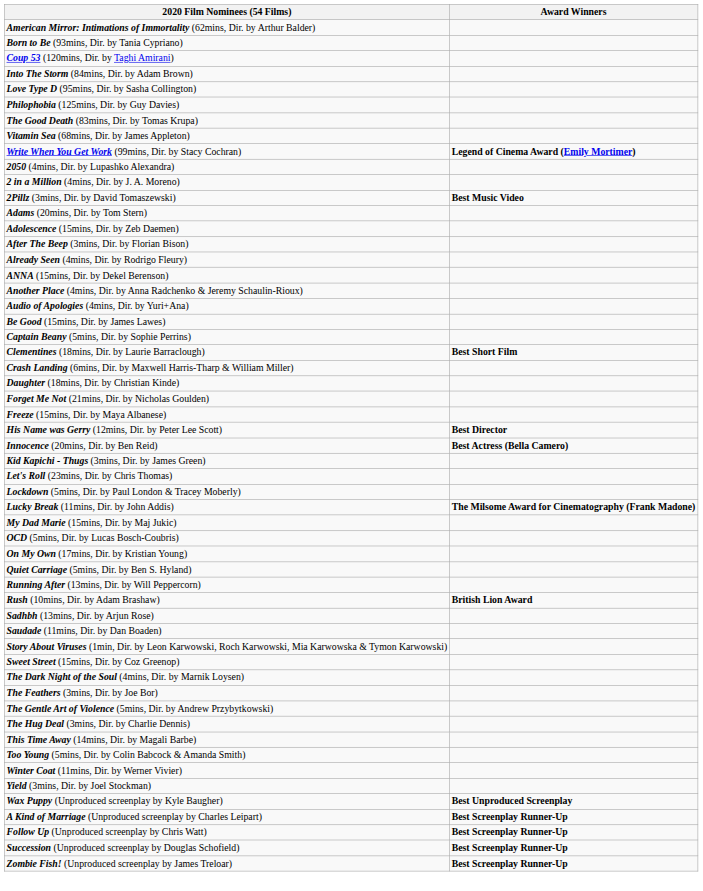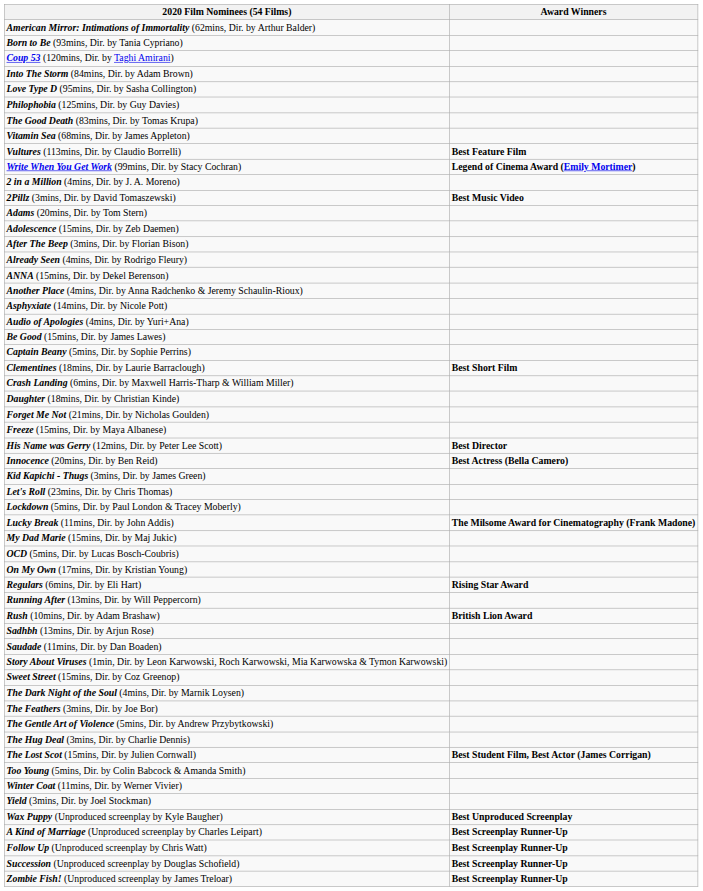+ row: (94, 151)
- row: (90, 167)
+ row: (87, 306)
- row: (99, 569)
+ row: (74, 584)
+ row: (101, 755)
- row: (101, 739)
